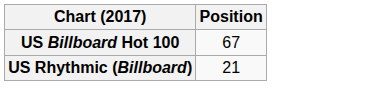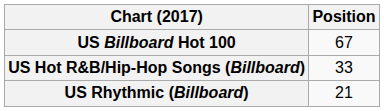+ row: (157, 67)
